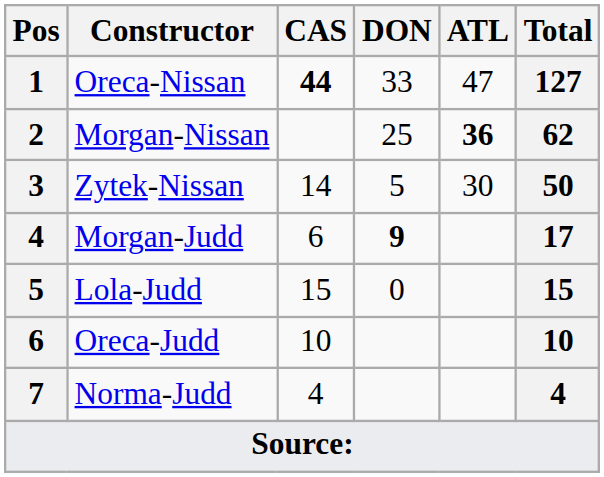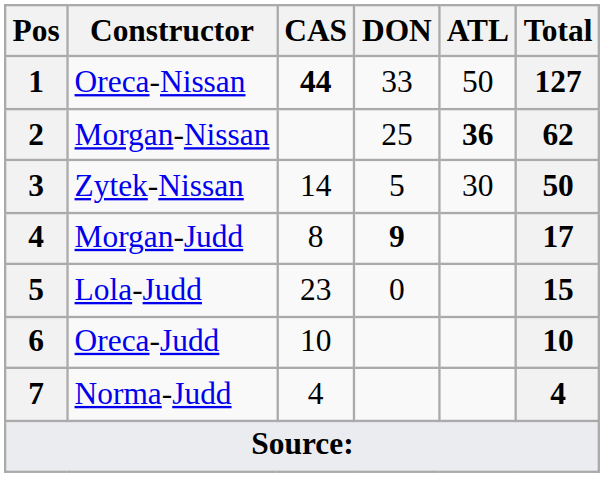(478, 81) 47 -> (478, 81) 50
(316, 237) 6 -> (316, 237) 8
(316, 289) 15 -> (316, 289) 23
